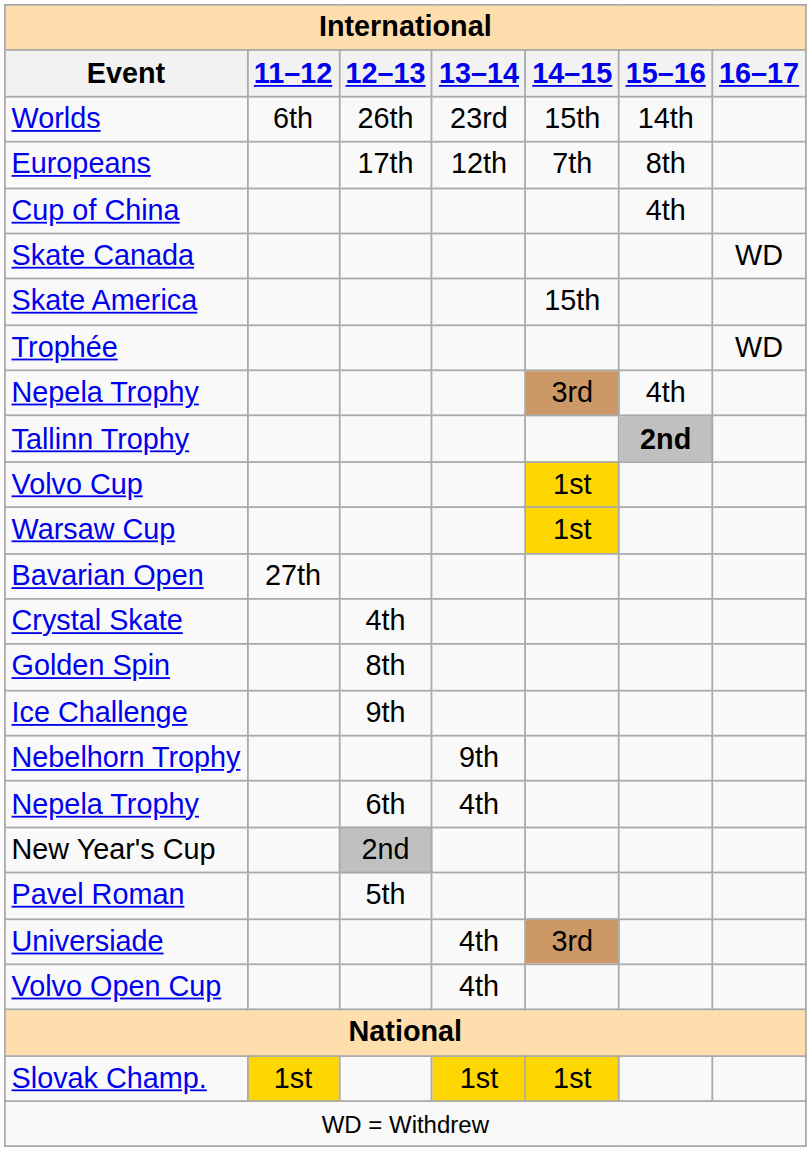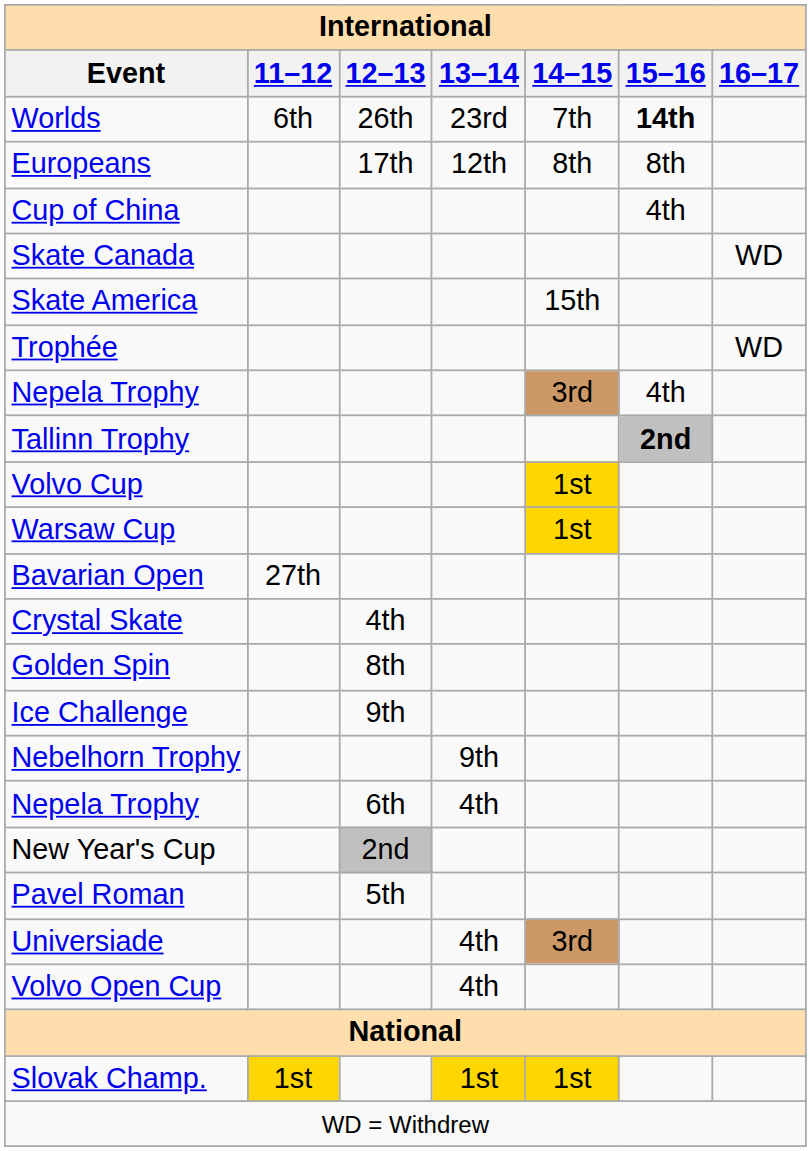(572, 118) 15th -> (572, 118) 7th
(666, 118) normal -> (666, 118) bold
(572, 164) 7th -> (572, 164) 8th
